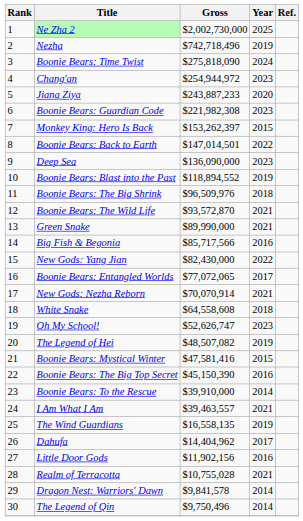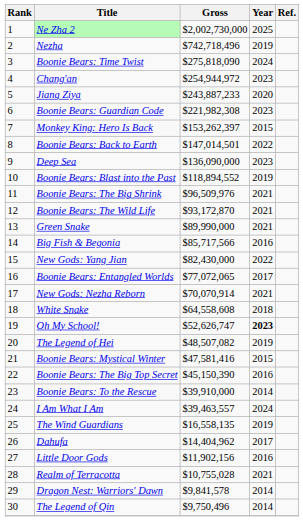(263, 194) 2018 -> (263, 194) 2021
(208, 210) $93,572,870 -> (208, 210) $93,172,870
(263, 326) normal -> (263, 326) bold
(263, 408) 2021 -> (263, 408) 2024
